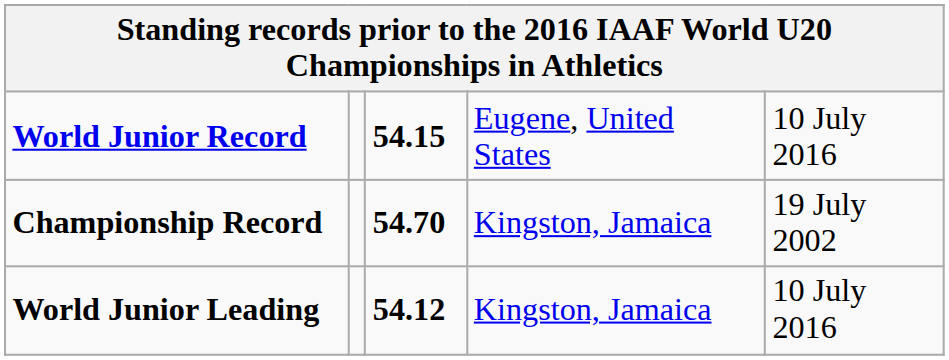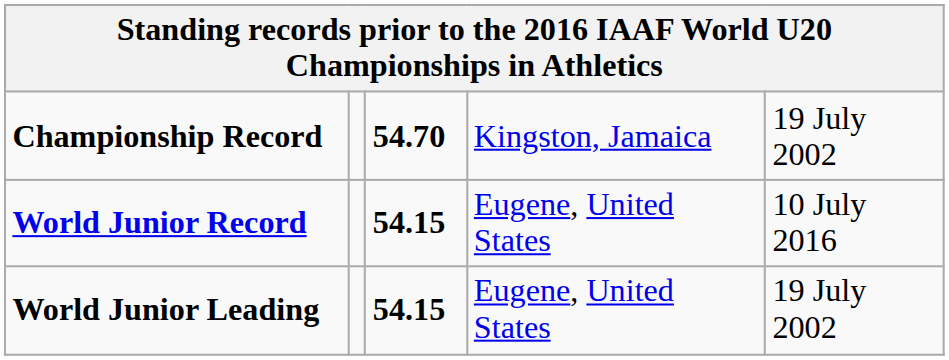rows swapped: (160, 135) <-> (167, 222)
(409, 309) 54.12 -> (409, 309) 54.15
(593, 309) Kingston, Jamaica -> (574, 309) Eugene, United States
(819, 309) 10 July 2016 -> (819, 309) 19 July 2002
